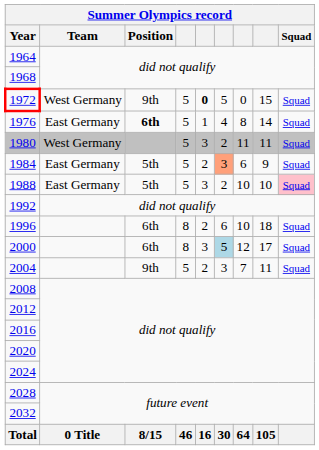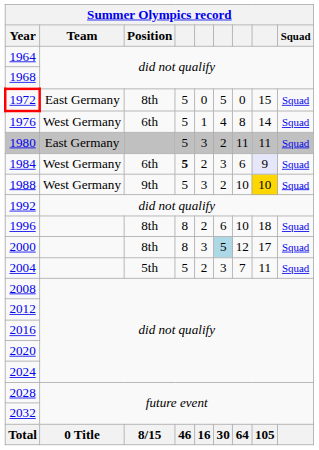(83, 99) West Germany -> (82, 99) East Germany
(150, 99) 9th -> (150, 99) 8th
(205, 99) bold -> (204, 99) normal
(82, 121) East Germany -> (82, 121) West Germany
(150, 121) bold -> (150, 121) normal
(82, 143) West Germany -> (82, 143) East Germany
(82, 163) East Germany -> (82, 163) West Germany
(150, 163) 5th -> (150, 163) 6th
(186, 163) normal -> (185, 163) bold
(224, 163) lightsalmon background -> (223, 163) no background
(266, 163) no background -> (265, 163) lavender background
(82, 184) East Germany -> (82, 184) West Germany
(150, 184) 5th -> (150, 184) 9th
(266, 184) no background -> (265, 184) gold background
(296, 185) pink background -> (296, 185) no background
(150, 226) 6th -> (150, 226) 8th
(150, 247) 6th -> (150, 247) 8th
(150, 267) 9th -> (150, 267) 5th
